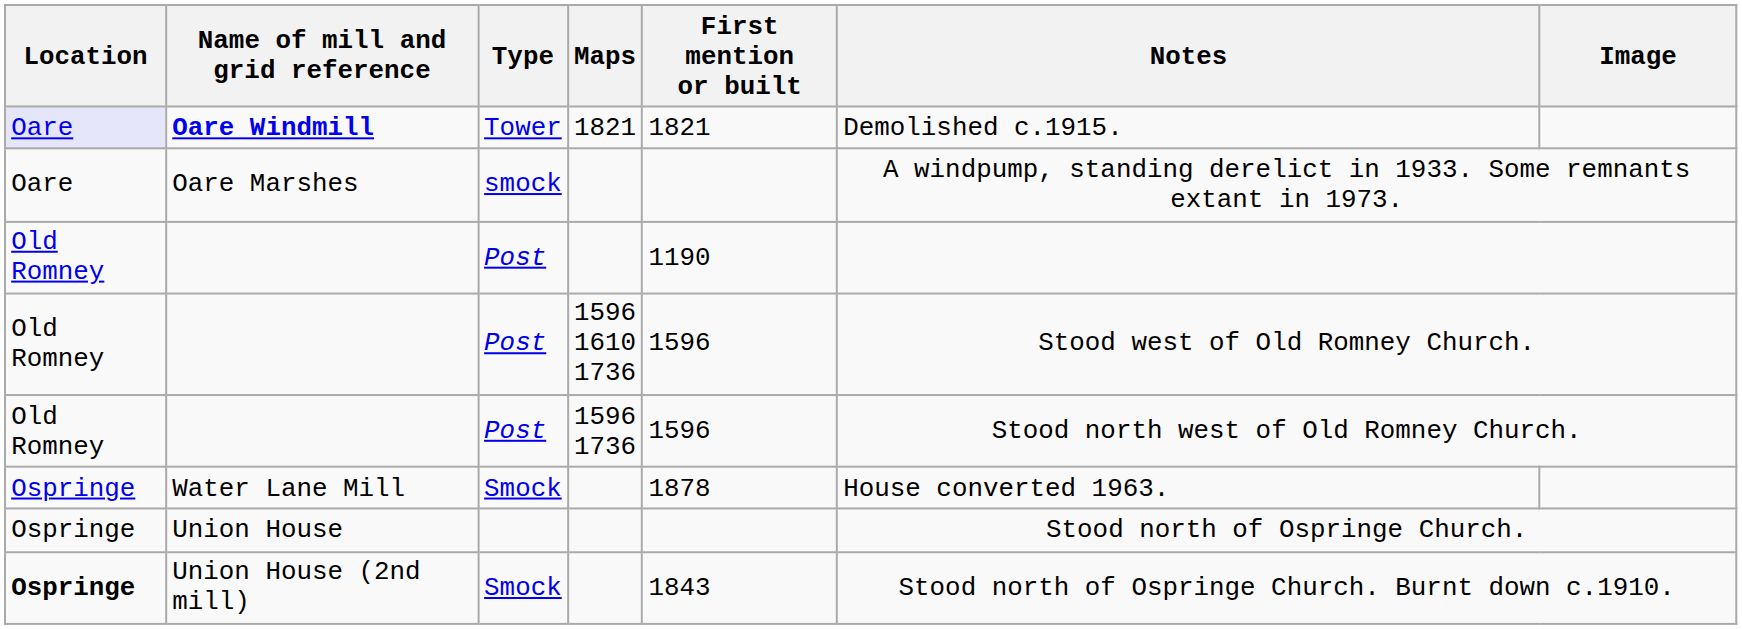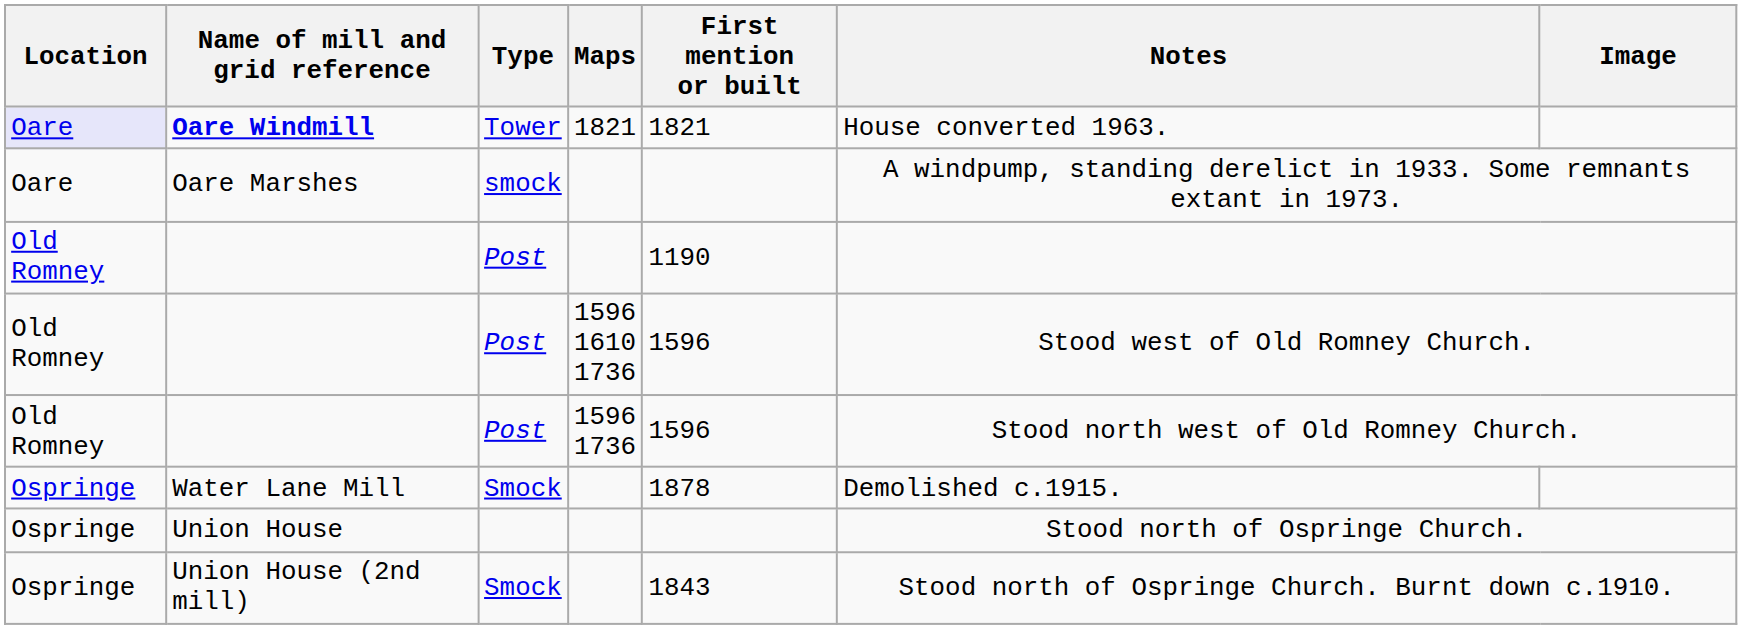(983, 128) Demolished c.1915. -> (1006, 128) House converted 1963.
(1006, 488) House converted 1963. -> (983, 488) Demolished c.1915.
(73, 587) bold -> (73, 587) normal
